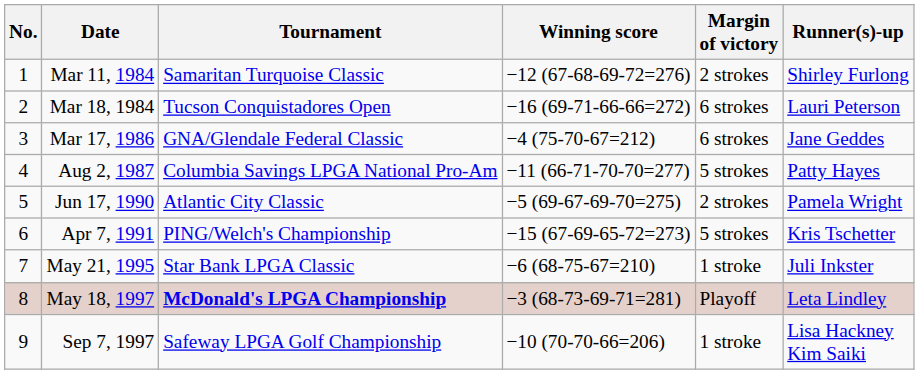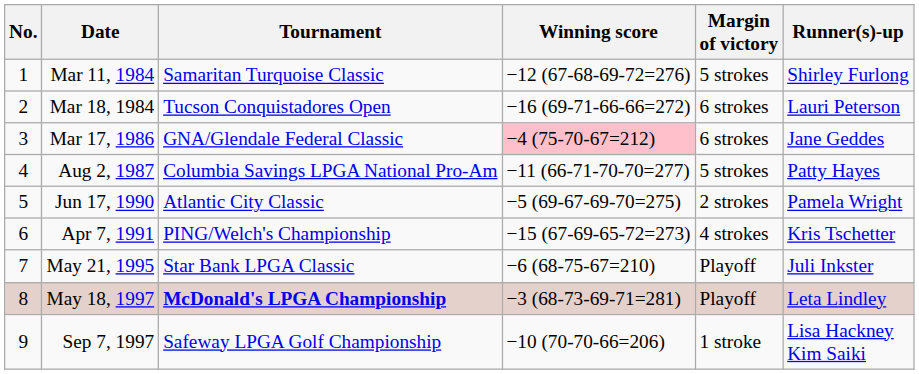(734, 75) 2 strokes -> (734, 75) 5 strokes
(581, 138) no background -> (581, 138) pink background
(734, 234) 5 strokes -> (734, 234) 4 strokes
(730, 266) 1 stroke -> (728, 266) Playoff
